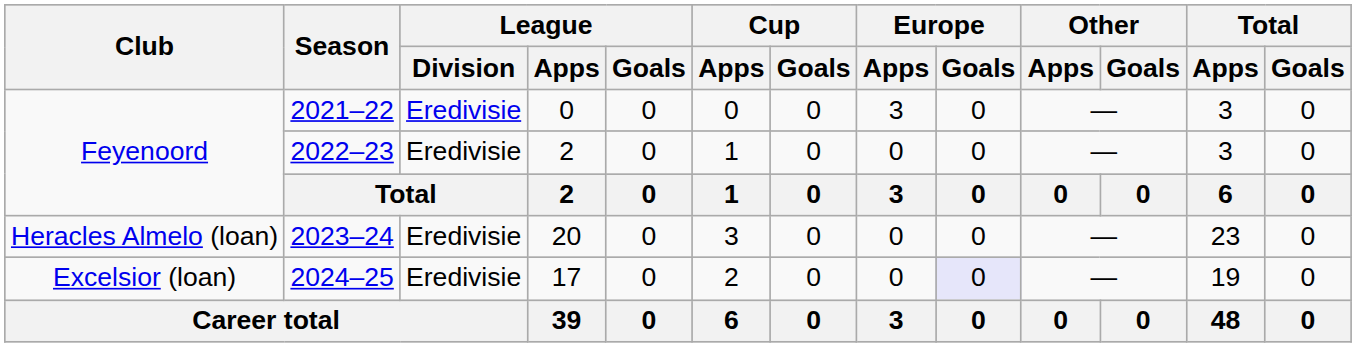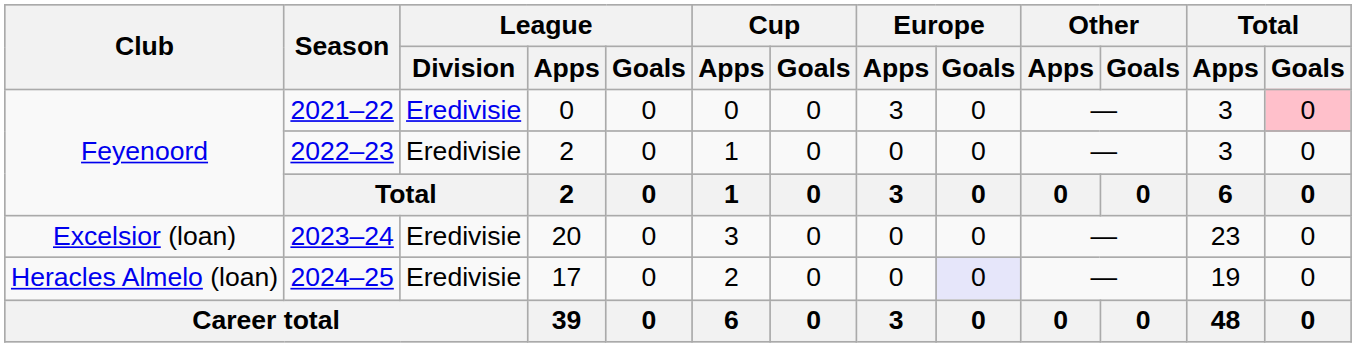(1308, 109) no background -> (1308, 109) pink background
(145, 236) Heracles Almelo (loan) -> (145, 236) Excelsior (loan)
(145, 278) Excelsior (loan) -> (145, 278) Heracles Almelo (loan)
